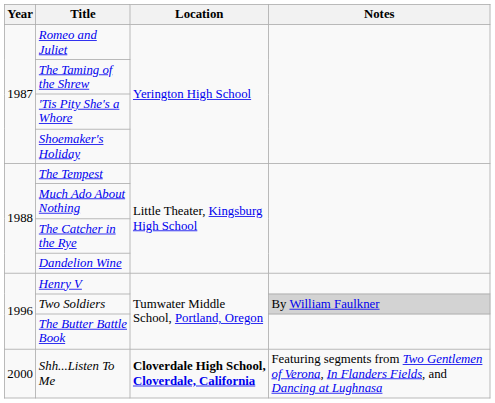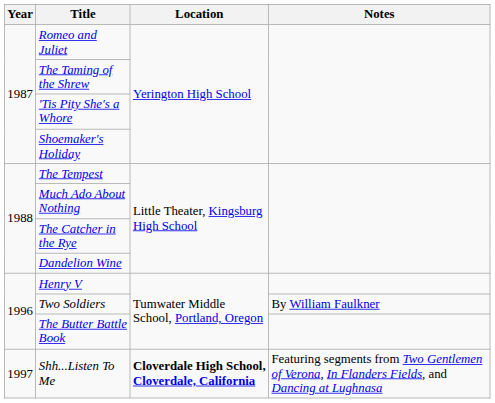(326, 304) lightgrey background -> (326, 304) no background
(20, 373) 2000 -> (20, 373) 1997
